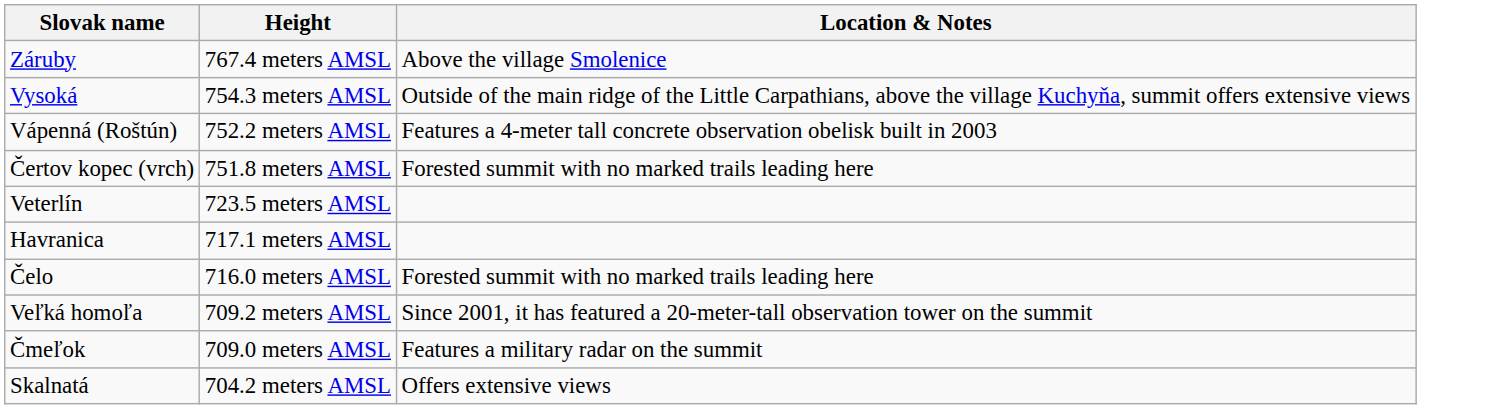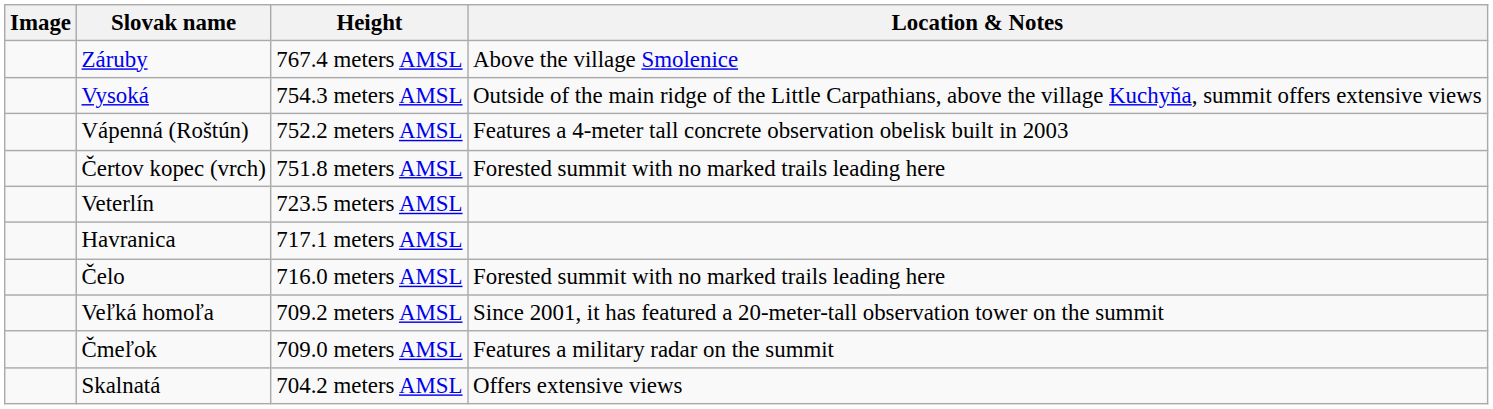+ column: (40, 22)
